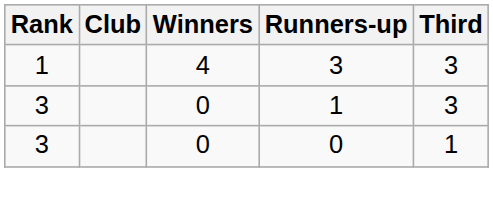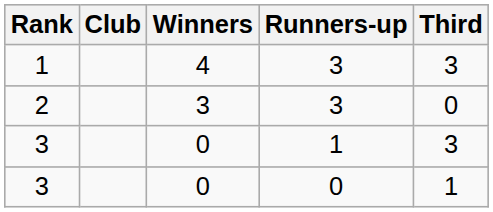+ row: (42, 105)
